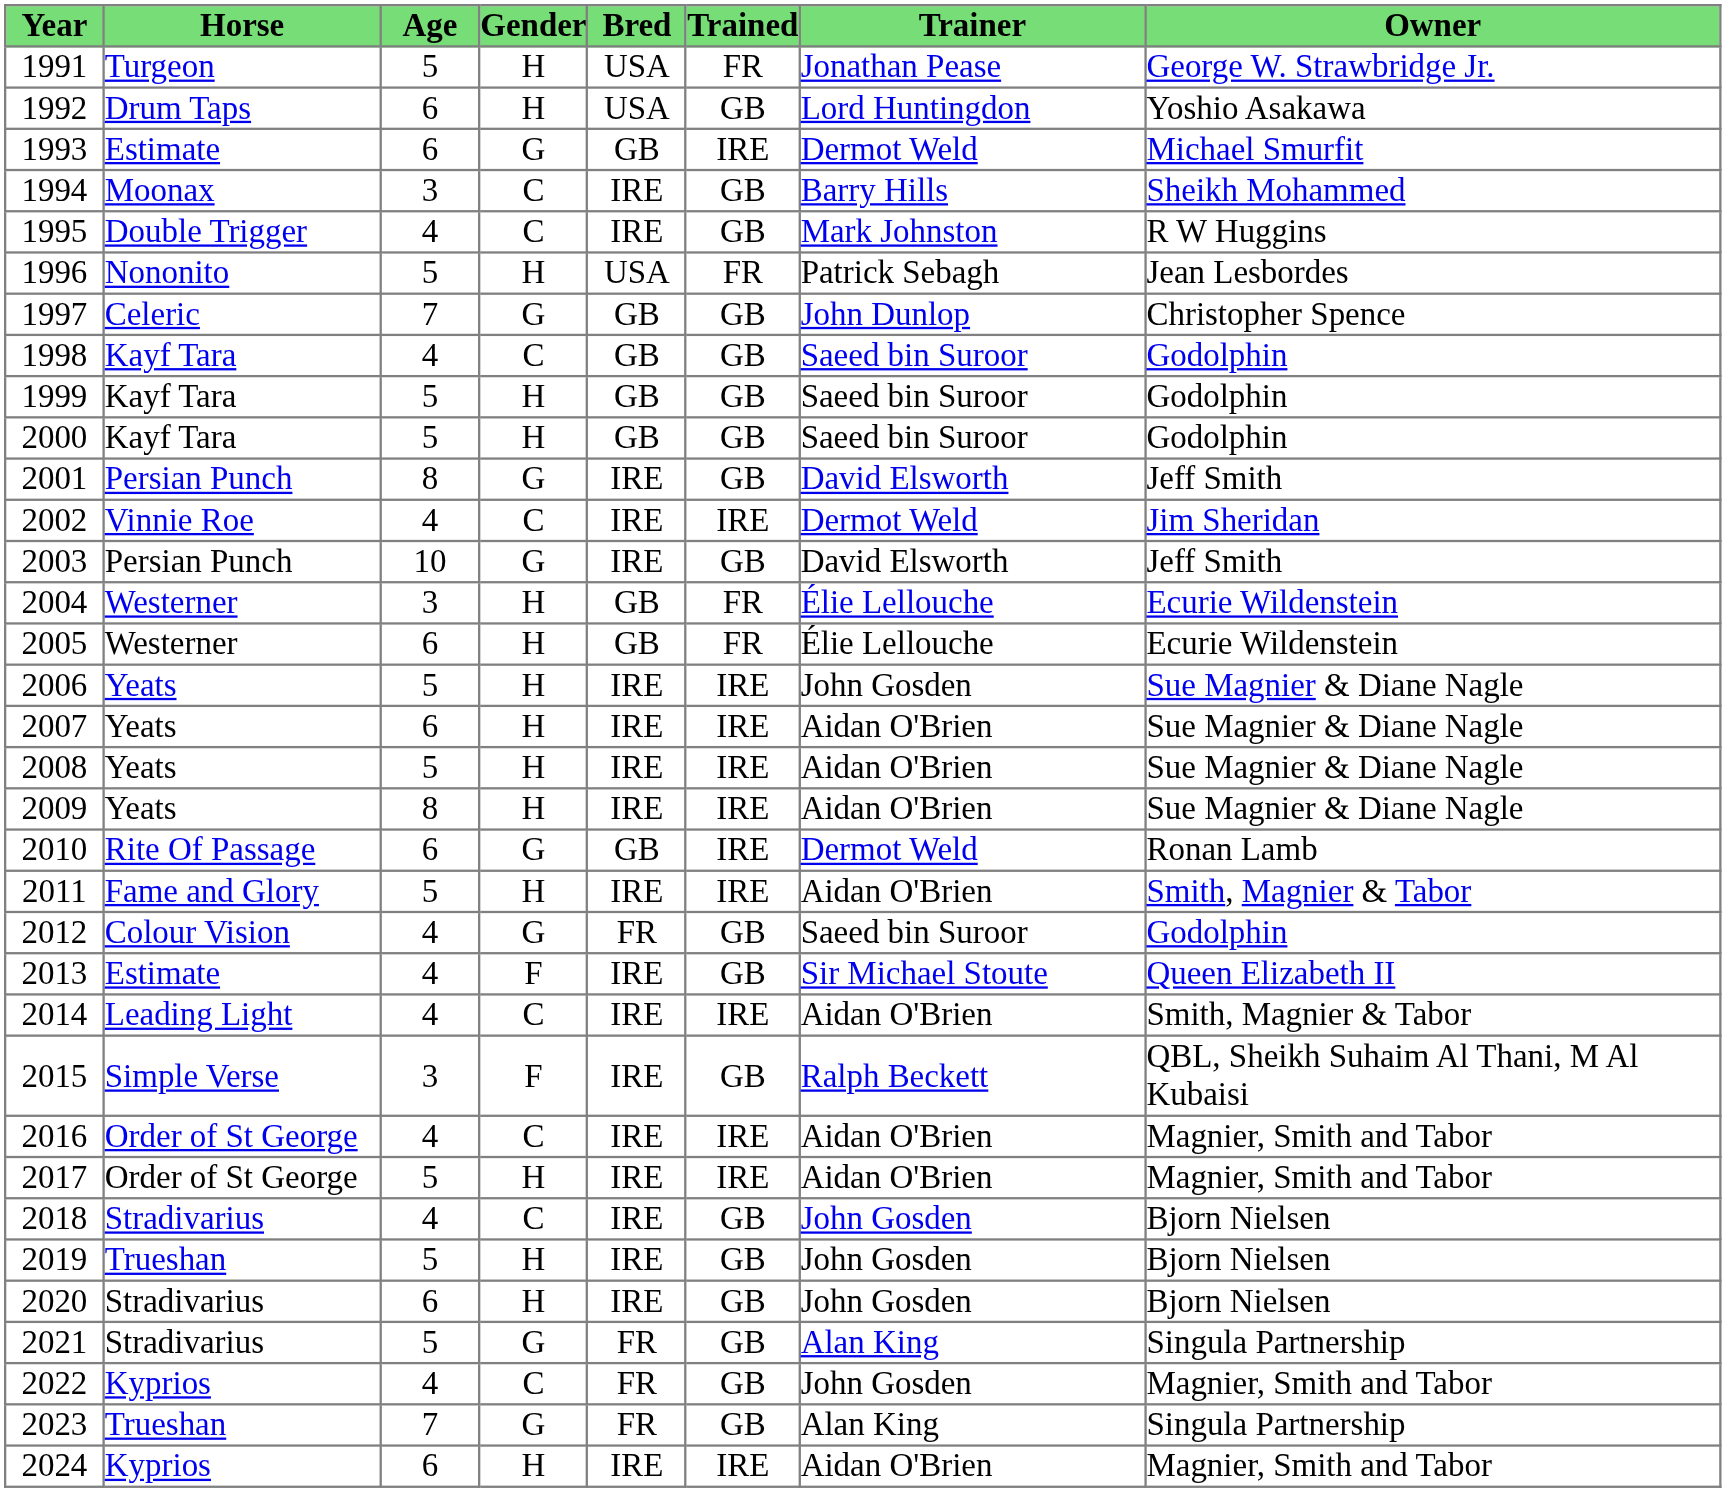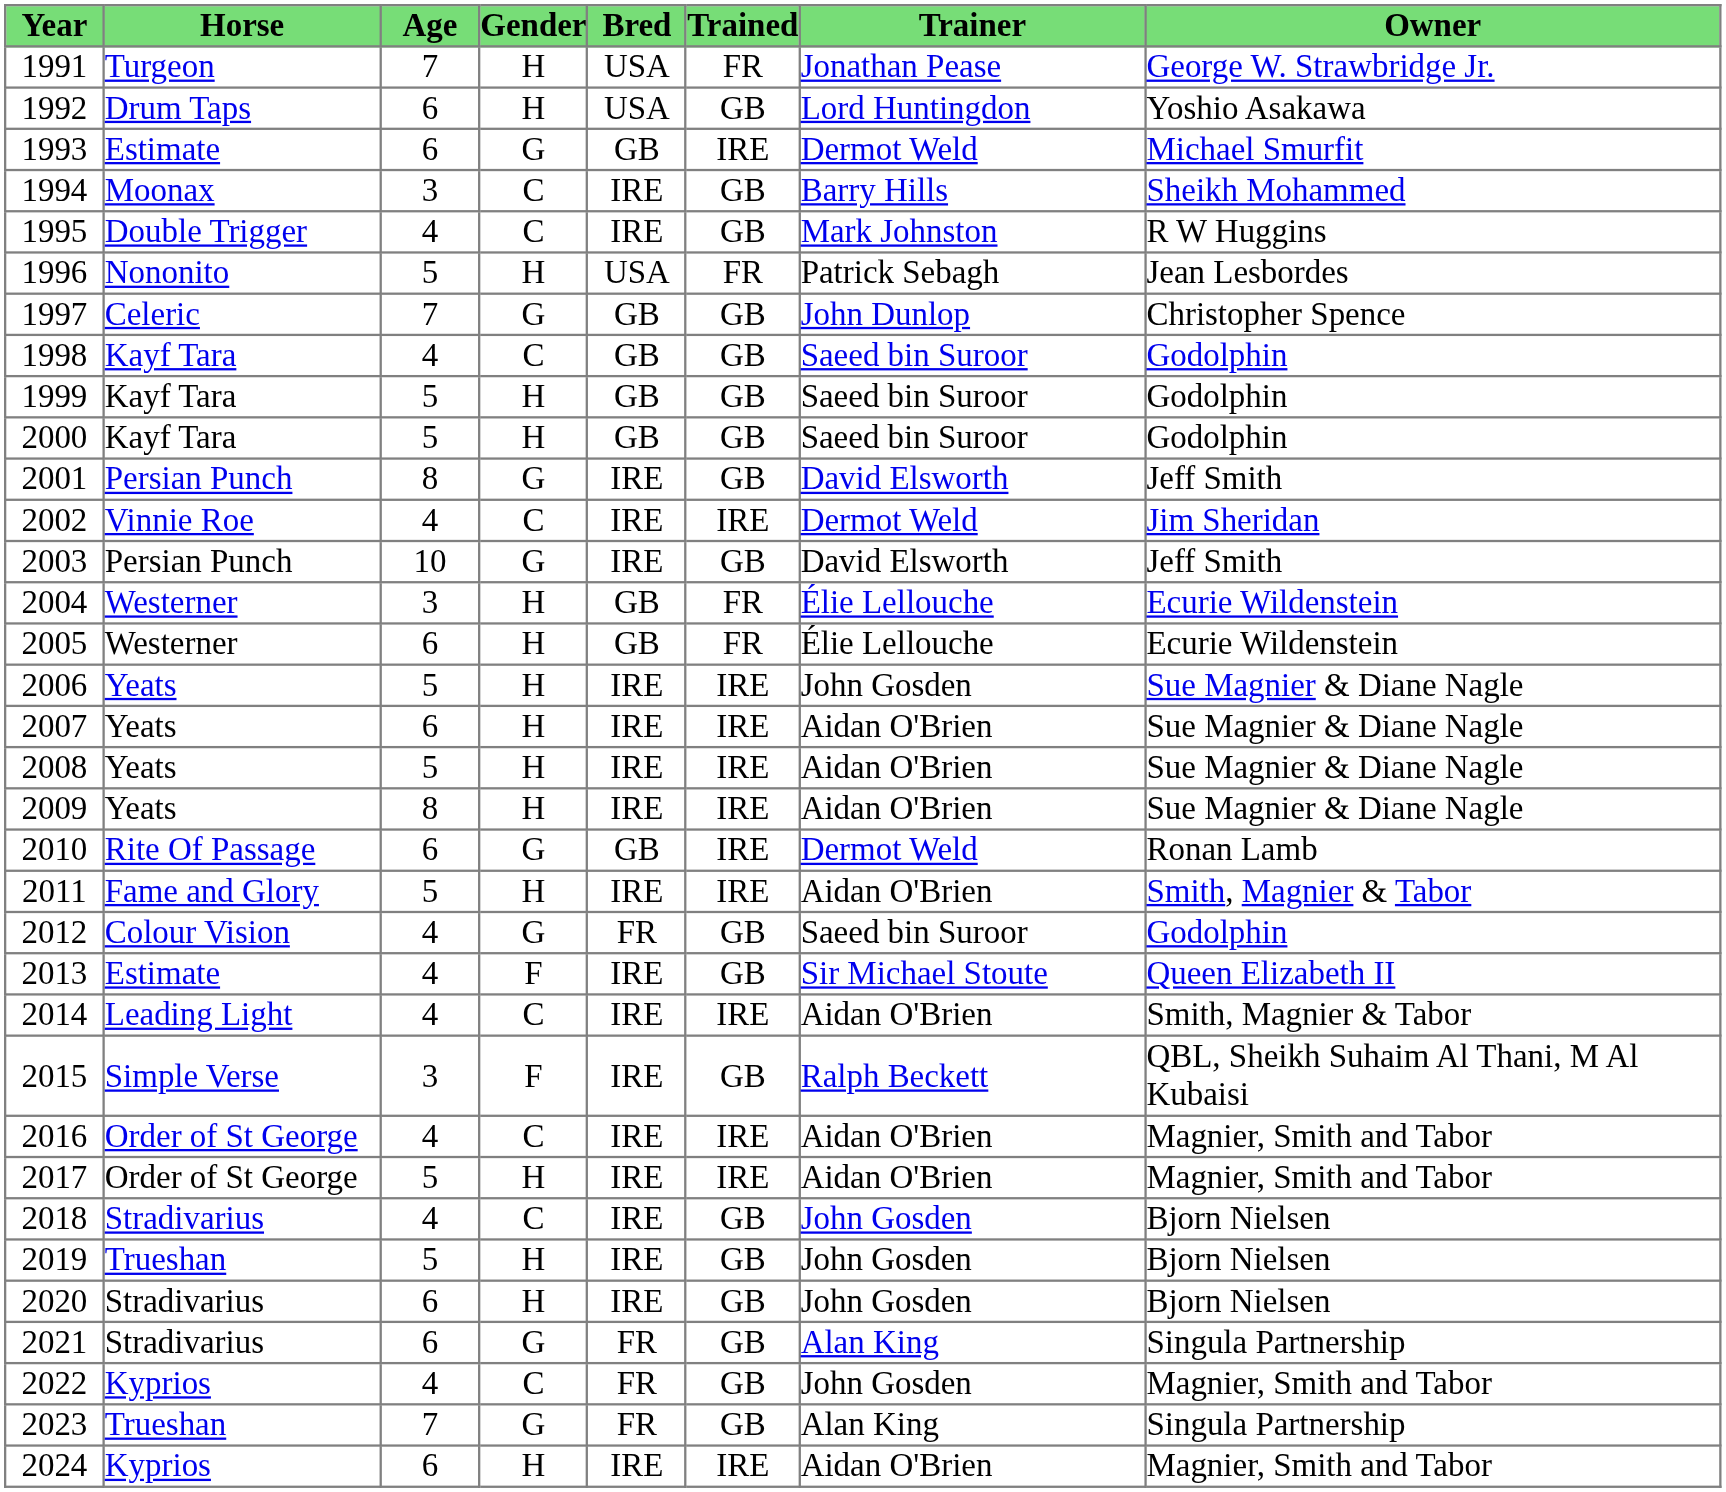(430, 66) 5 -> (430, 66) 7
(430, 1341) 5 -> (430, 1341) 6
